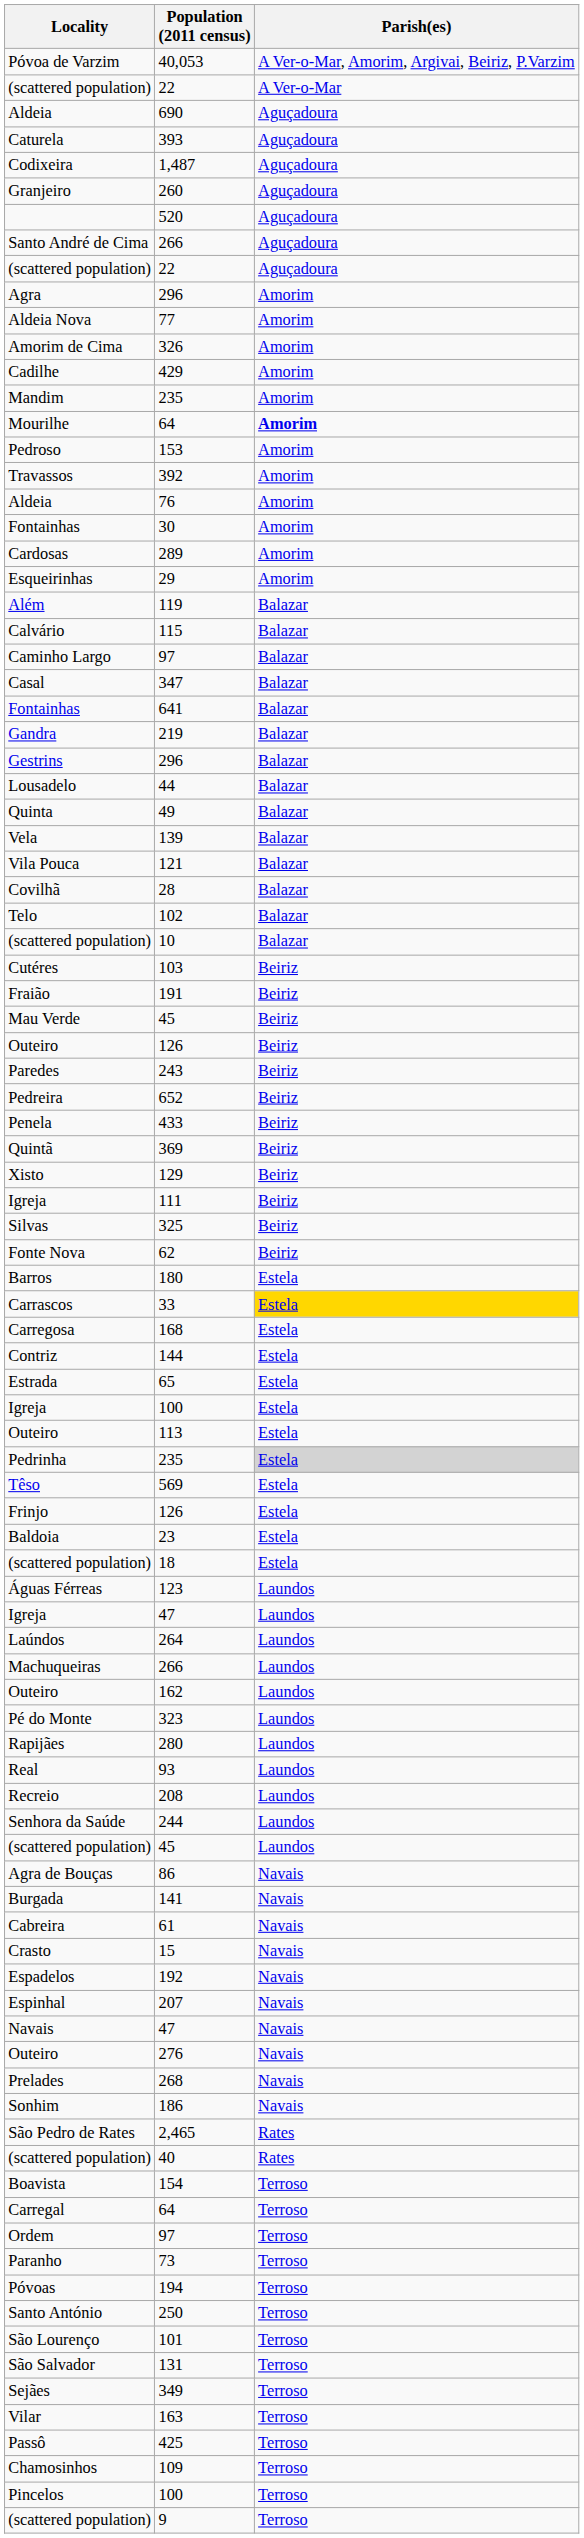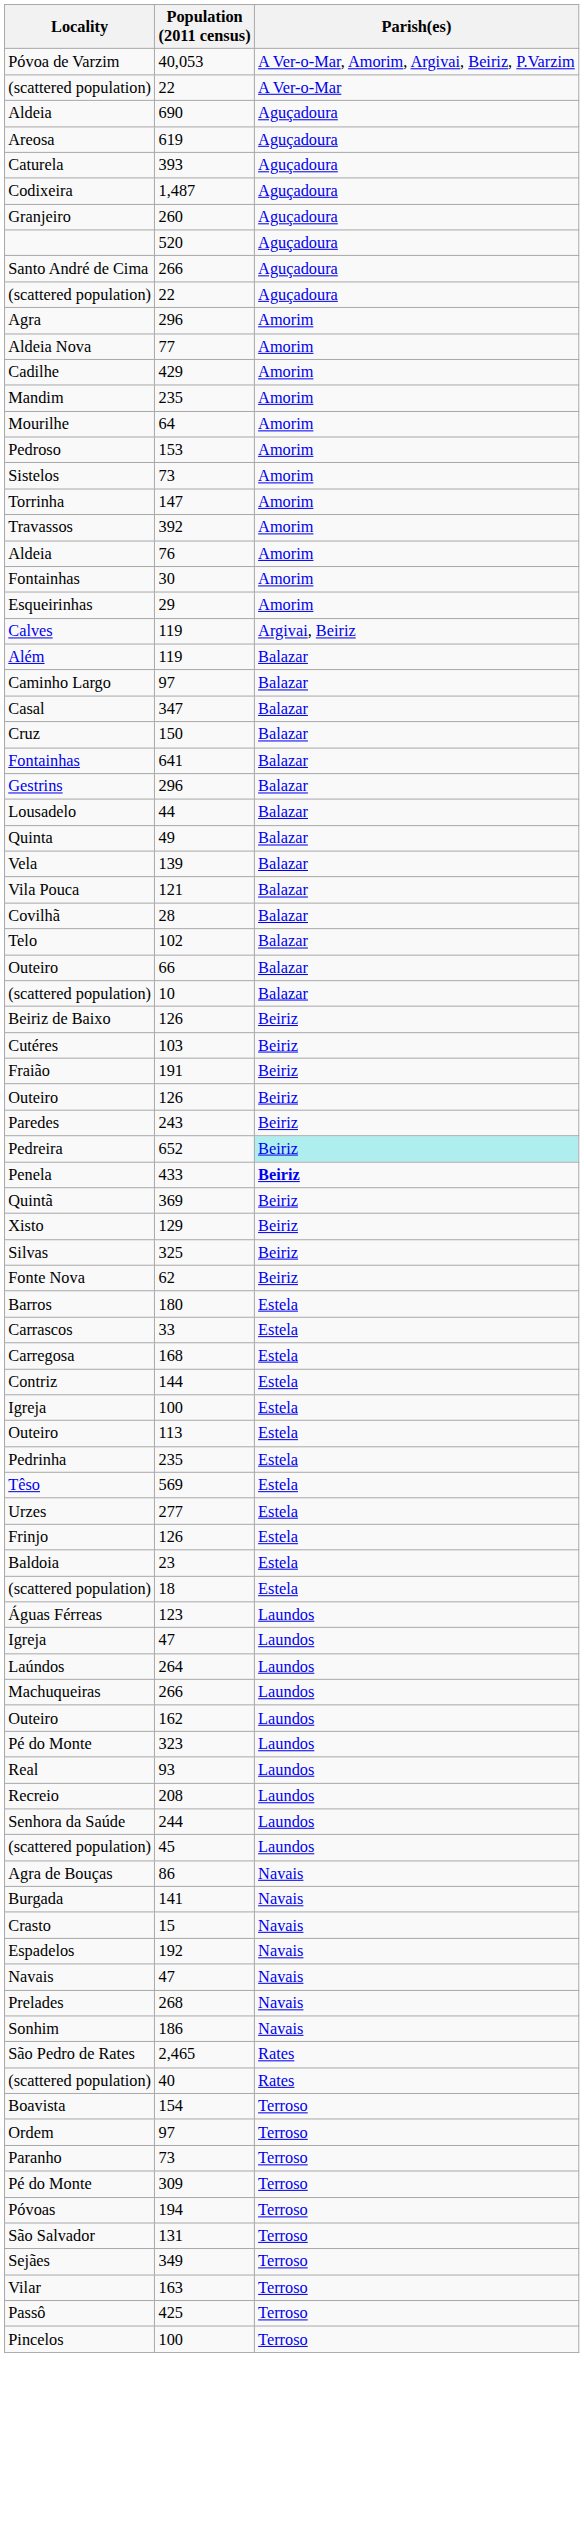+ row: (31, 139)
- row: (65, 346)
(288, 424) bold -> (286, 424) normal
+ row: (34, 475)
+ row: (36, 501)
- row: (38, 553)
+ row: (30, 631)
- row: (36, 631)
+ row: (24, 734)
- row: (32, 734)
+ row: (33, 967)
+ row: (59, 1019)
- row: (44, 1019)
(278, 1096) no background -> (278, 1148) paleturquoise background
(278, 1122) normal -> (279, 1174) bold
- row: (27, 1200)
(278, 1304) gold background -> (278, 1329) no background
- row: (33, 1381)
(278, 1459) lightgrey background -> (278, 1459) no background
+ row: (27, 1511)
- row: (36, 1744)
- row: (36, 1925)
- row: (37, 2002)
- row: (33, 2054)
- row: (36, 2209)
+ row: (50, 2184)
- row: (55, 2313)
- row: (54, 2339)
- row: (53, 2468)
- row: (80, 2520)
